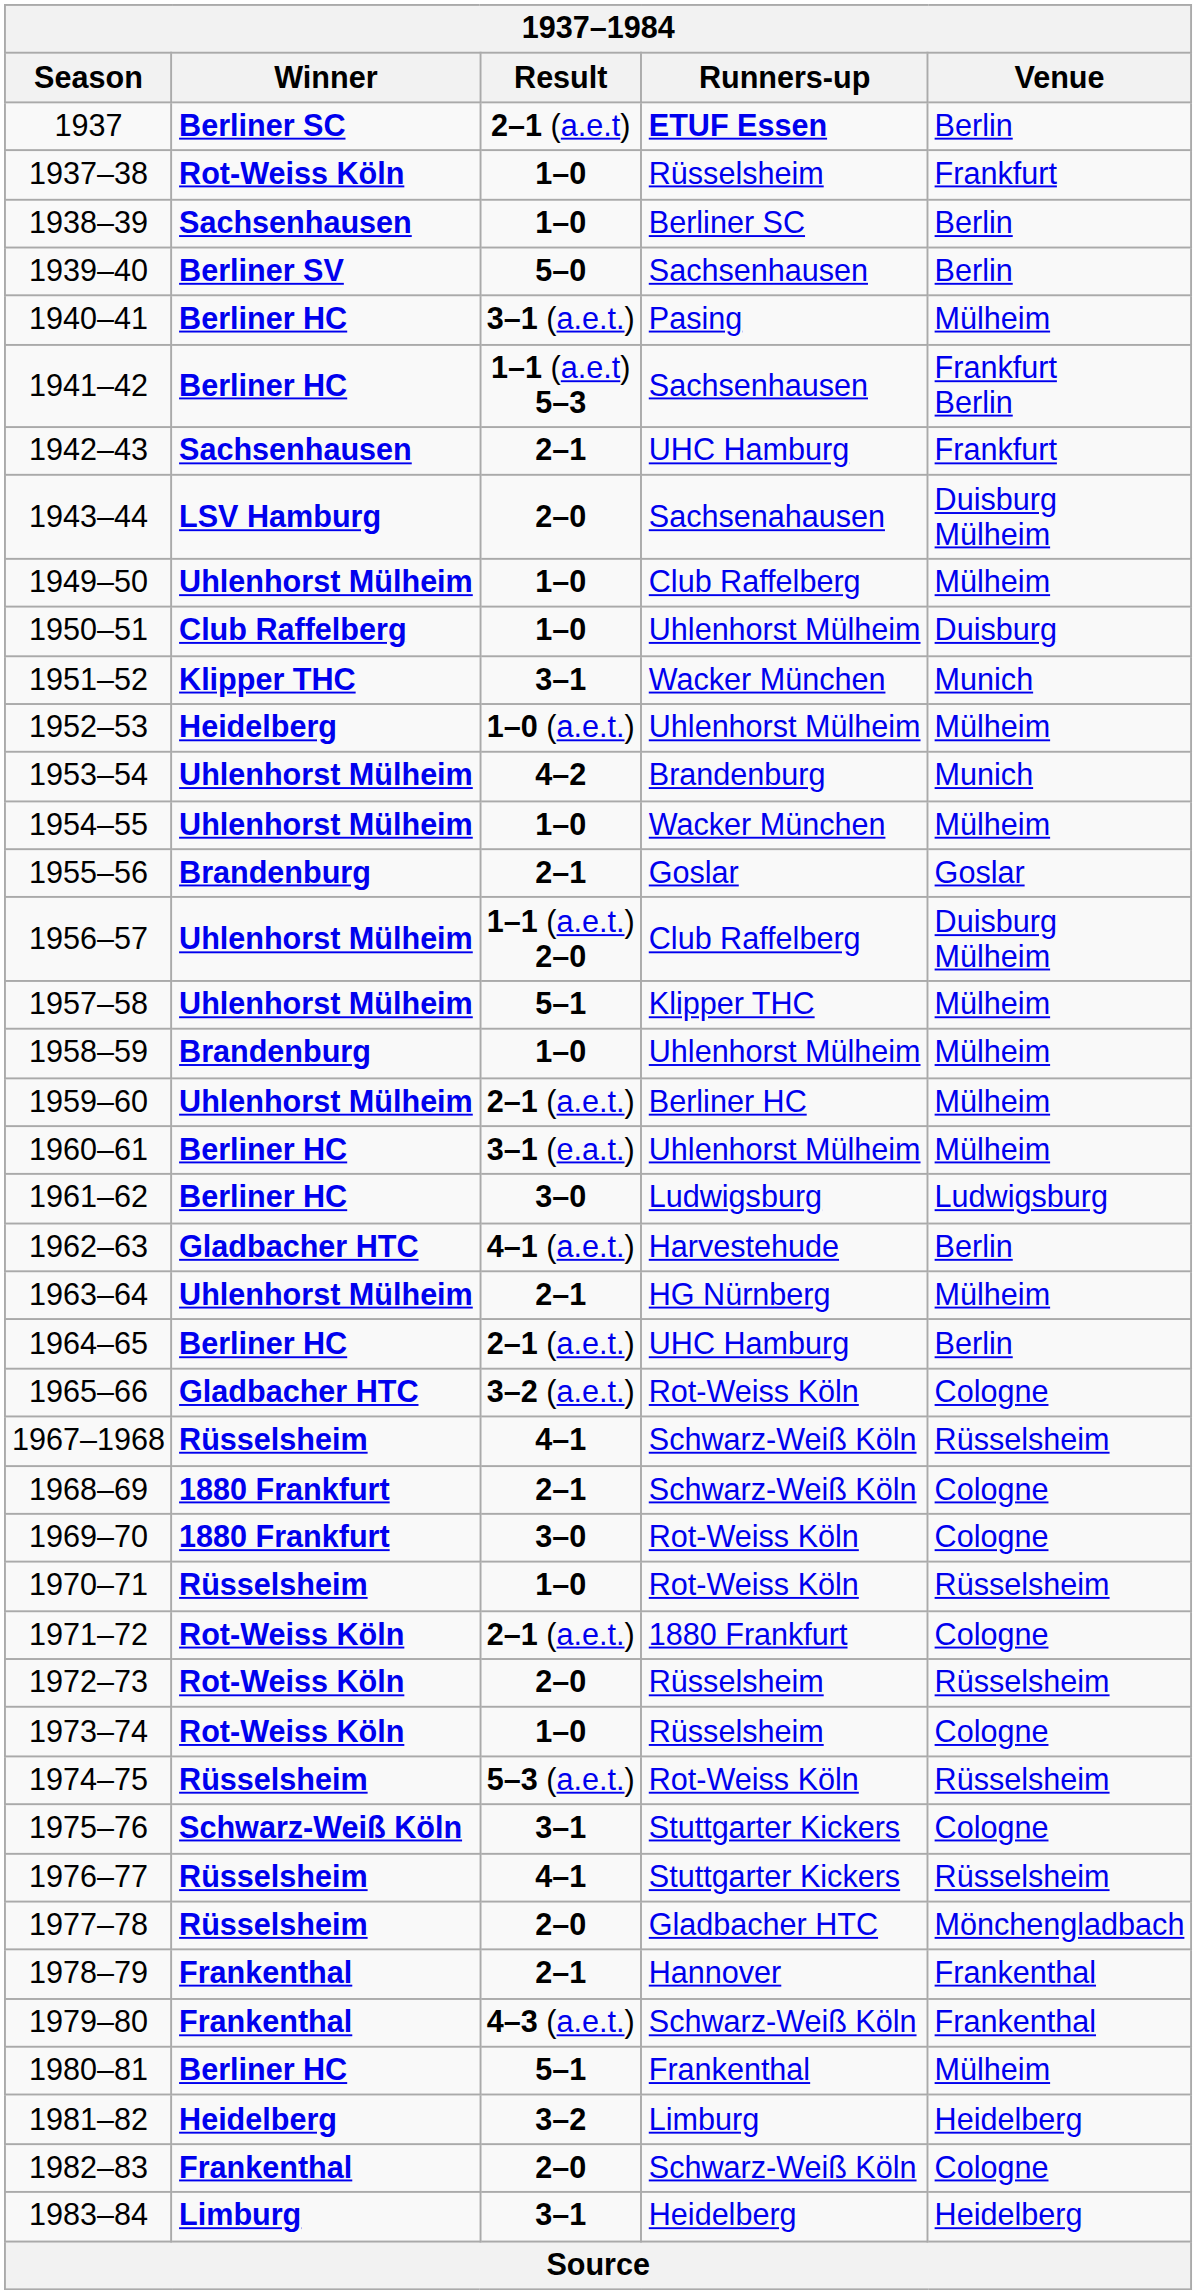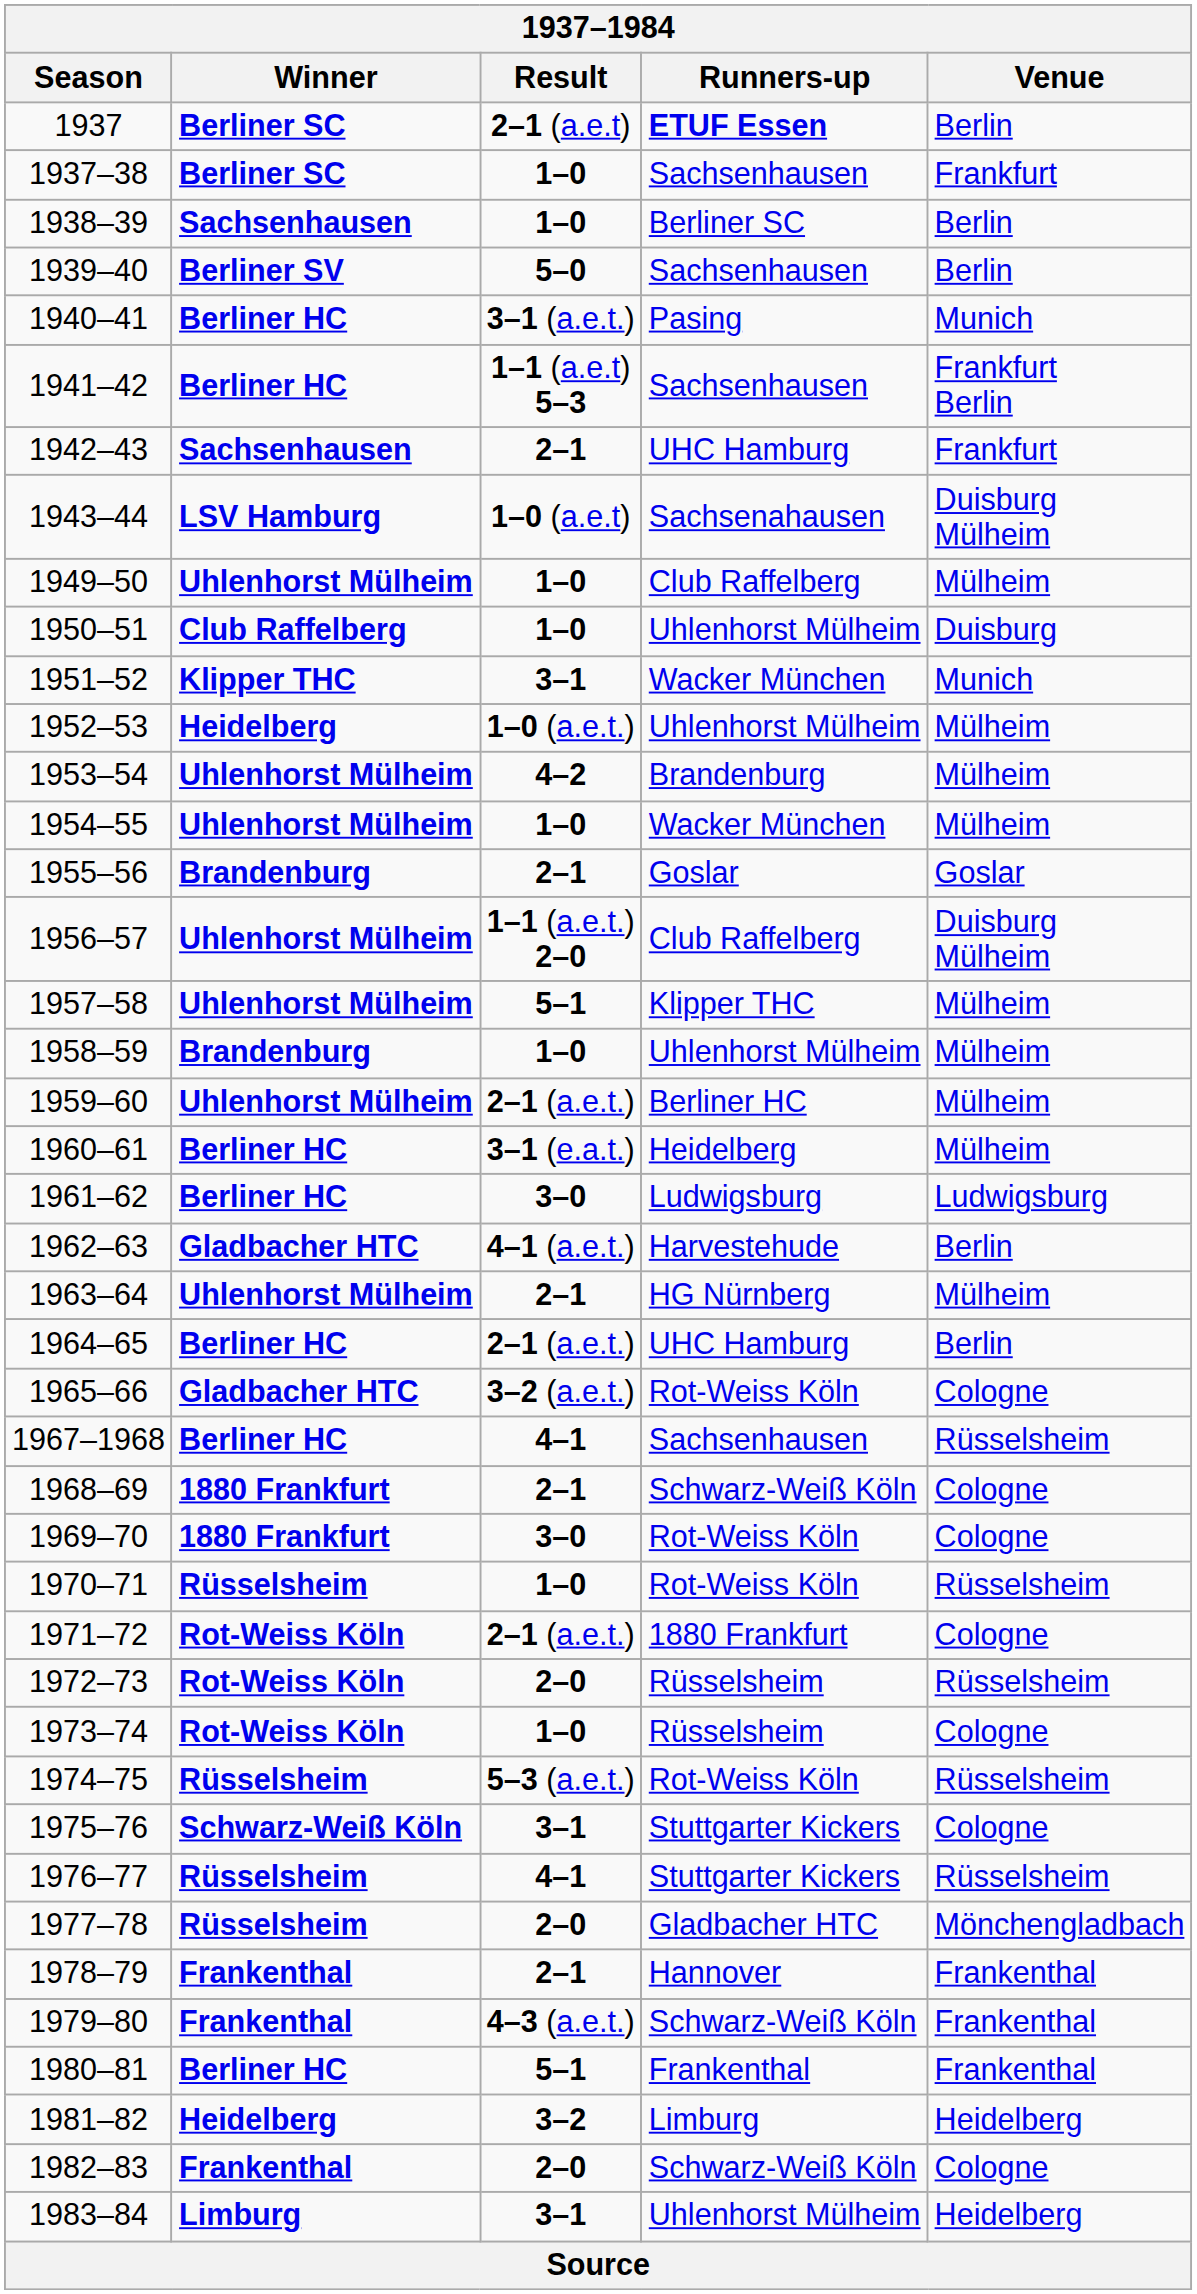(292, 174) Rot-Weiss Köln -> (262, 174) Berliner SC
(736, 174) Rüsselsheim -> (758, 174) Sachsenhausen
(992, 319) Mülheim -> (984, 319) Munich
(561, 516) 2–0 -> (561, 516) 1–0 (a.e.t)
(984, 776) Munich -> (992, 776) Mülheim
(785, 1149) Uhlenhorst Mülheim -> (723, 1149) Heidelberg
(273, 1440) Rüsselsheim -> (263, 1440) Berliner HC
(783, 1440) Schwarz-Weiß Köln -> (758, 1440) Sachsenhausen
(992, 2070) Mülheim -> (1015, 2070) Frankenthal
(723, 2215) Heidelberg -> (785, 2215) Uhlenhorst Mülheim
